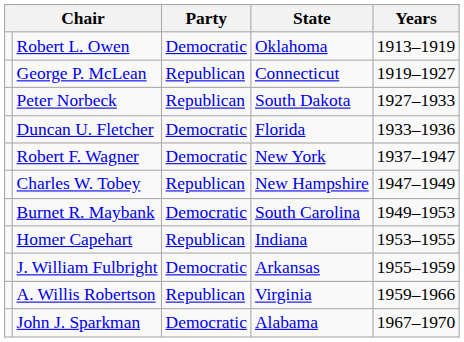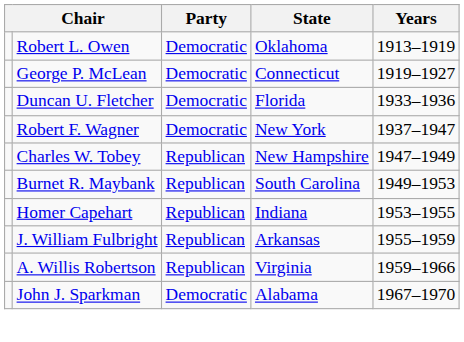(205, 73) Republican -> (206, 73) Democratic
- row: (67, 101)
(206, 211) Democratic -> (205, 184) Republican
(206, 267) Democratic -> (205, 239) Republican
